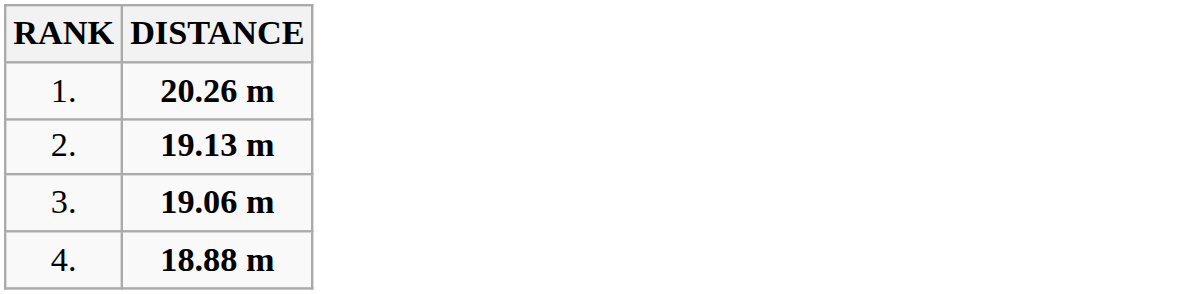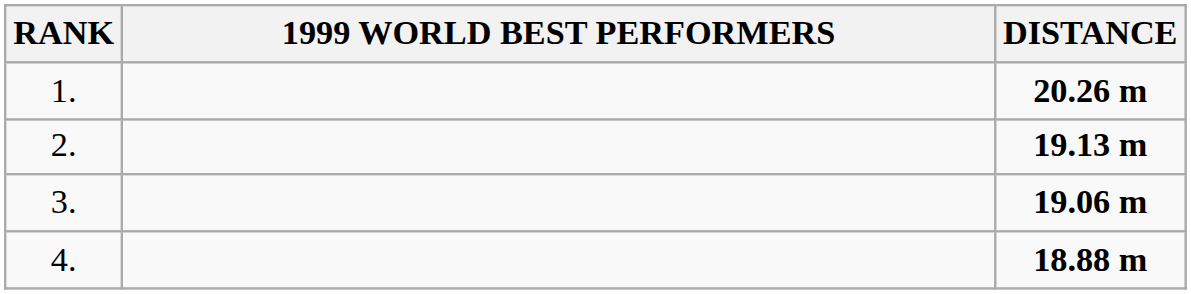+ column: (559, 33)
